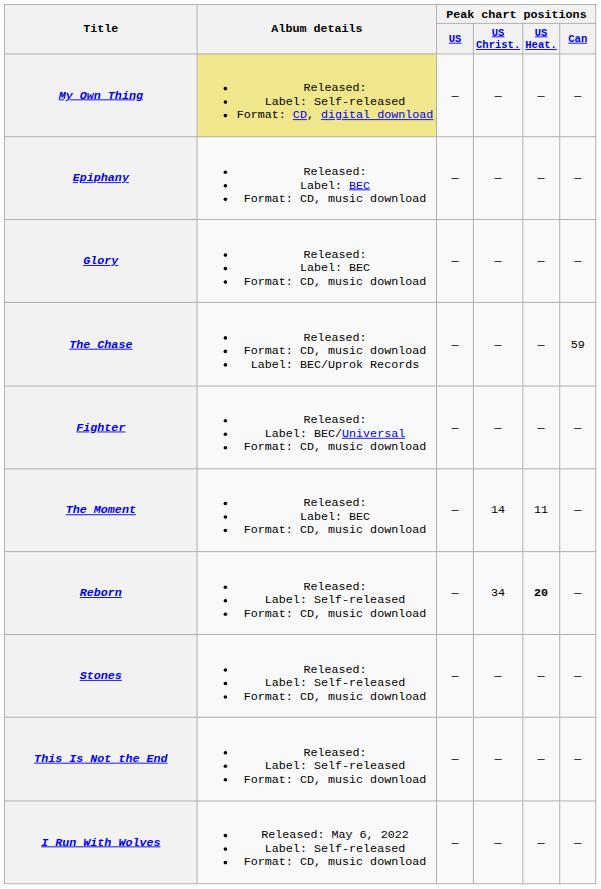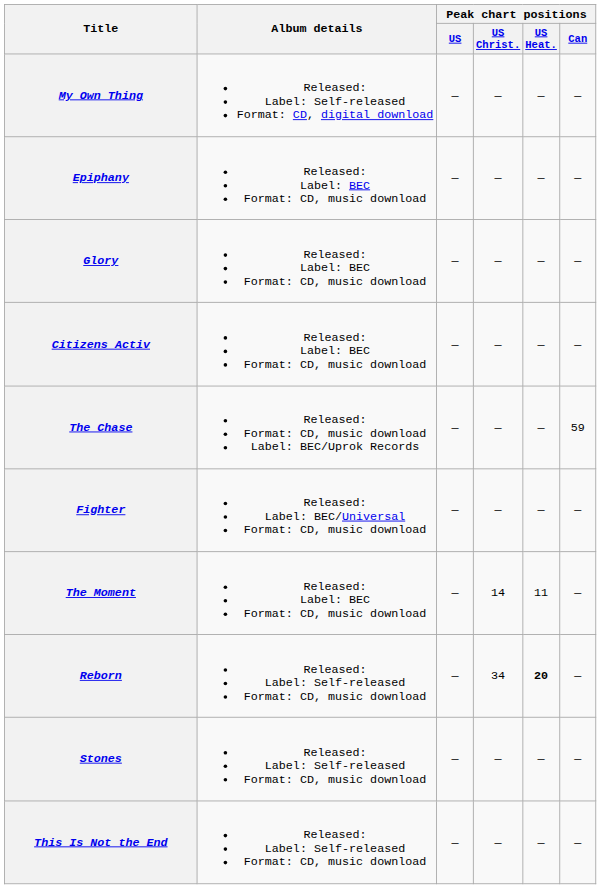(317, 102) khaki background -> (317, 102) no background
+ row: (101, 344)
- row: (101, 842)
